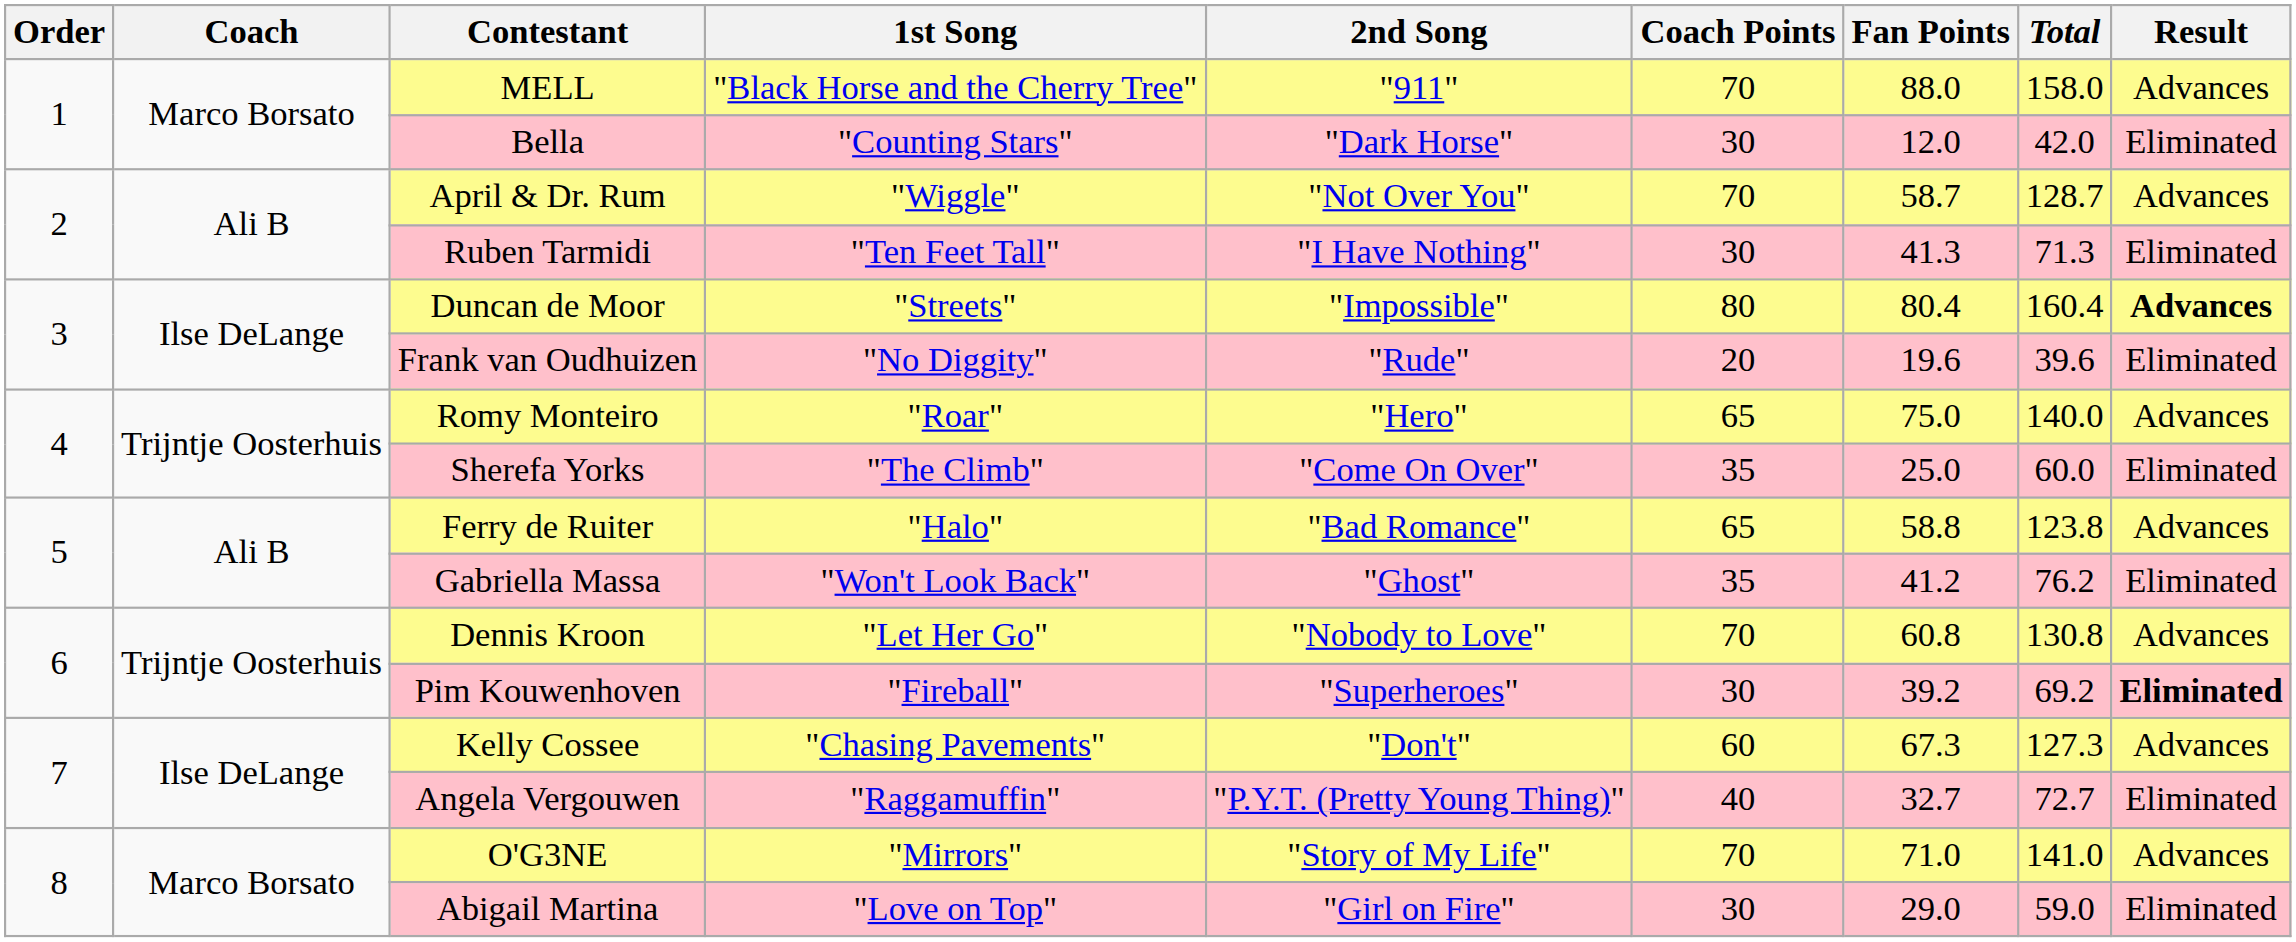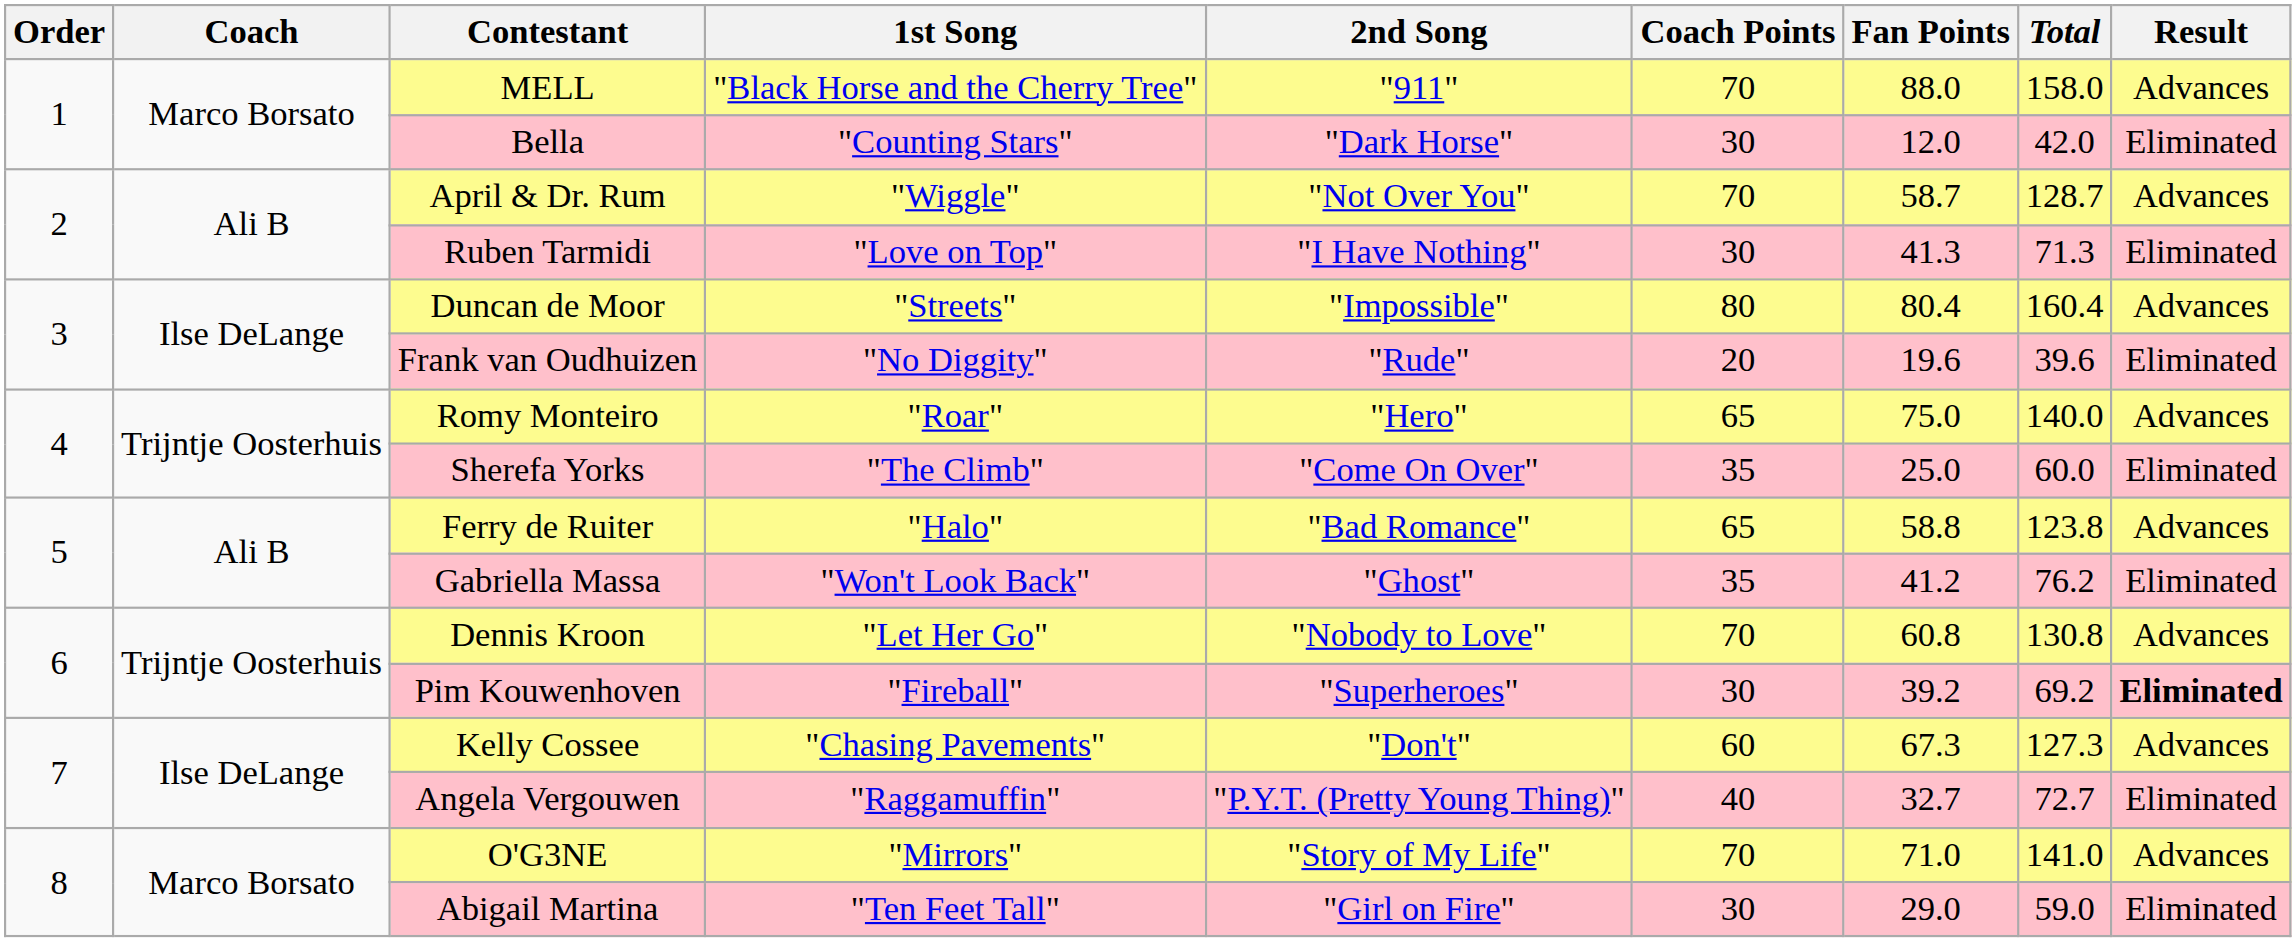(955, 251) "Ten Feet Tall" -> (955, 251) "Love on Top"
(2201, 305) bold -> (2201, 305) normal
(955, 908) "Love on Top" -> (955, 908) "Ten Feet Tall"
